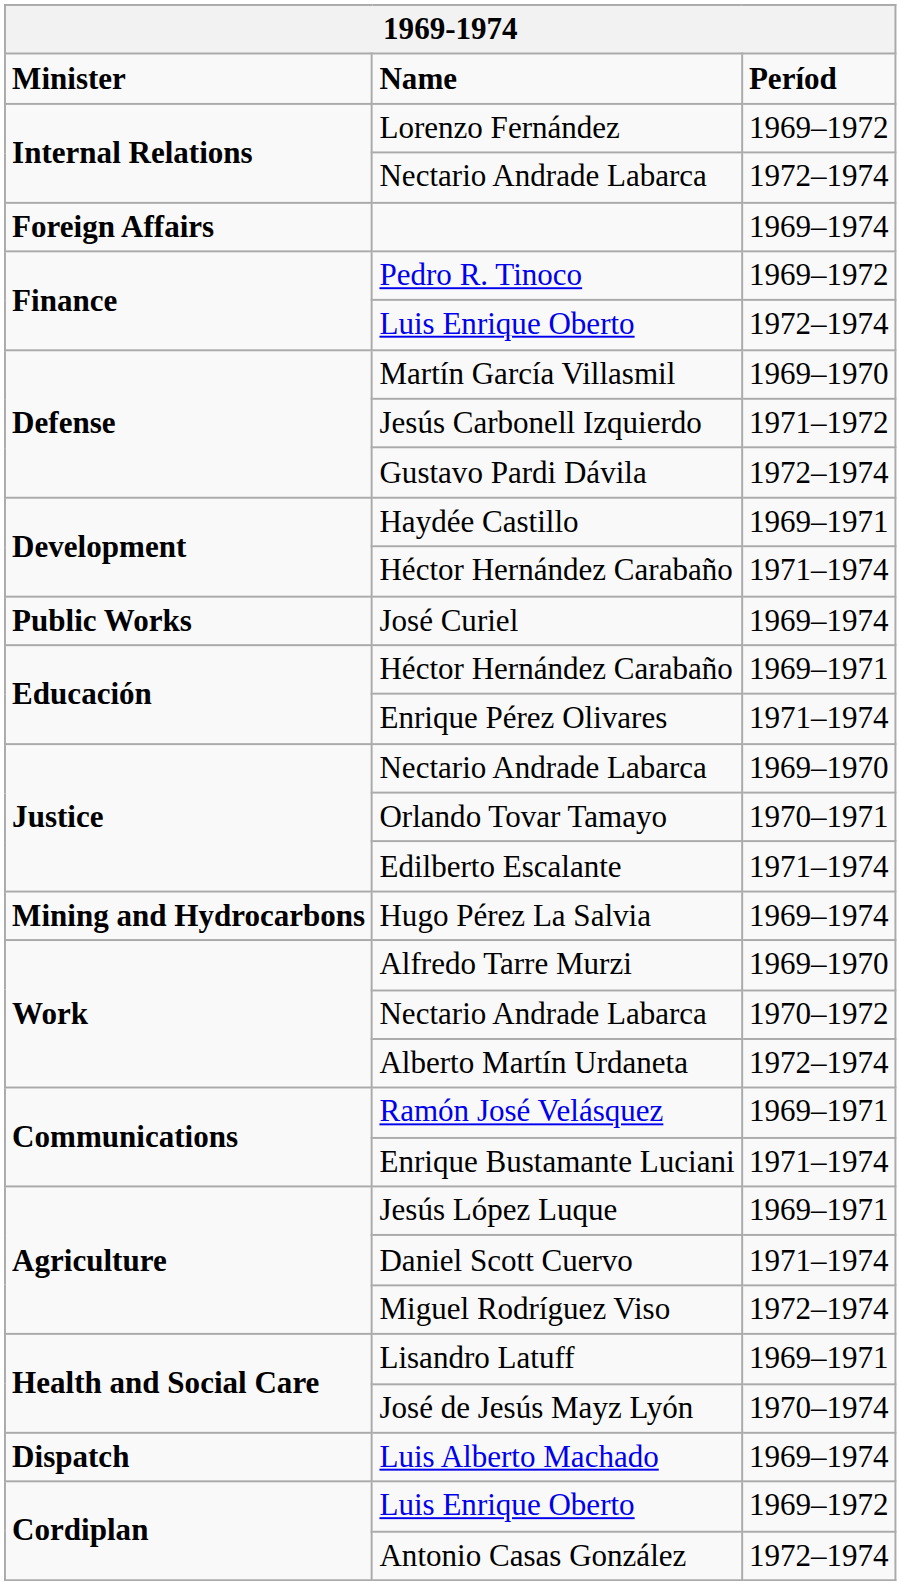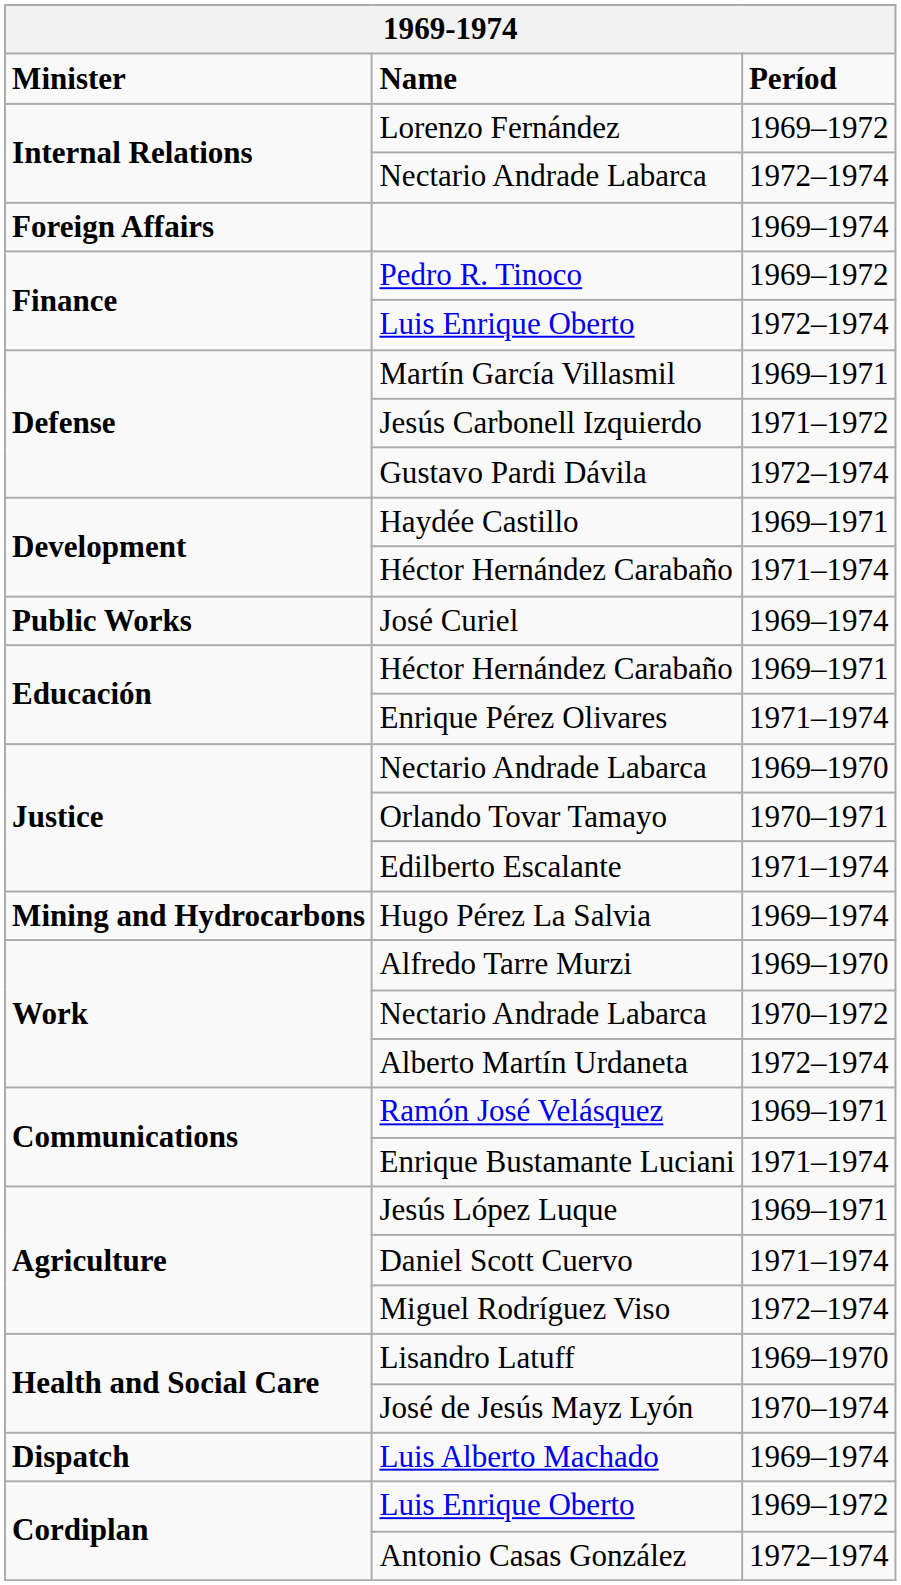(819, 373) 1969–1970 -> (819, 373) 1969–1971
(819, 1358) 1969–1971 -> (819, 1358) 1969–1970
